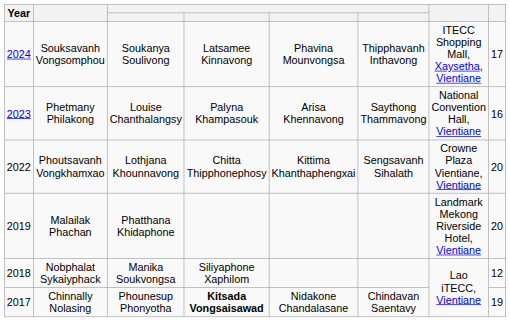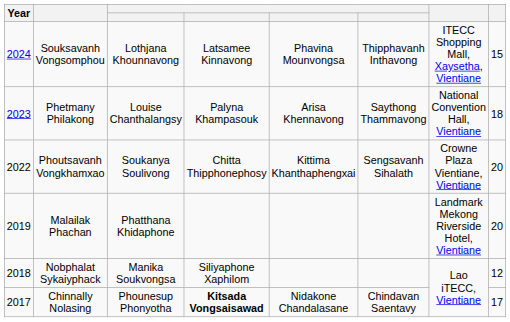(146, 54) Soukanya Soulivong -> (146, 54) Lothjana Khounnavong
(497, 54) 17 -> (497, 54) 15
(497, 114) 16 -> (497, 114) 18
(146, 167) Lothjana Khounnavong -> (146, 167) Soukanya Soulivong
(497, 303) 19 -> (497, 303) 17
